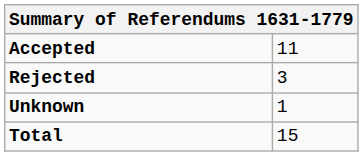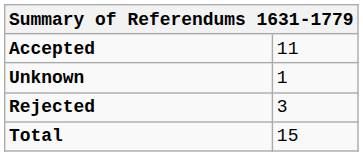rows swapped: (52, 78) <-> (47, 107)
